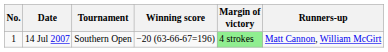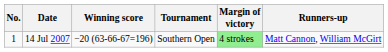columns swapped: (103, 18) <-> (176, 18)
